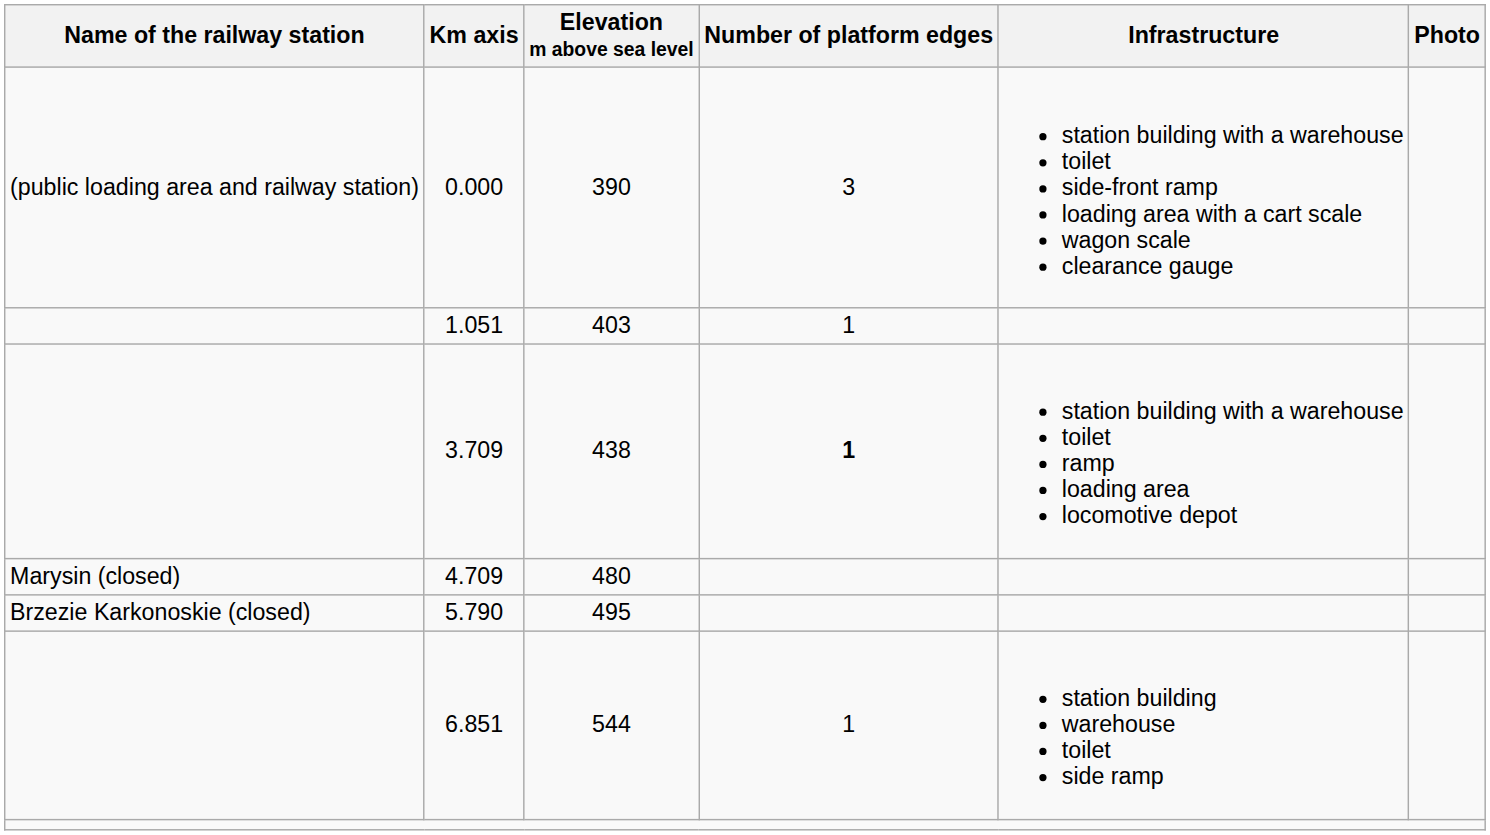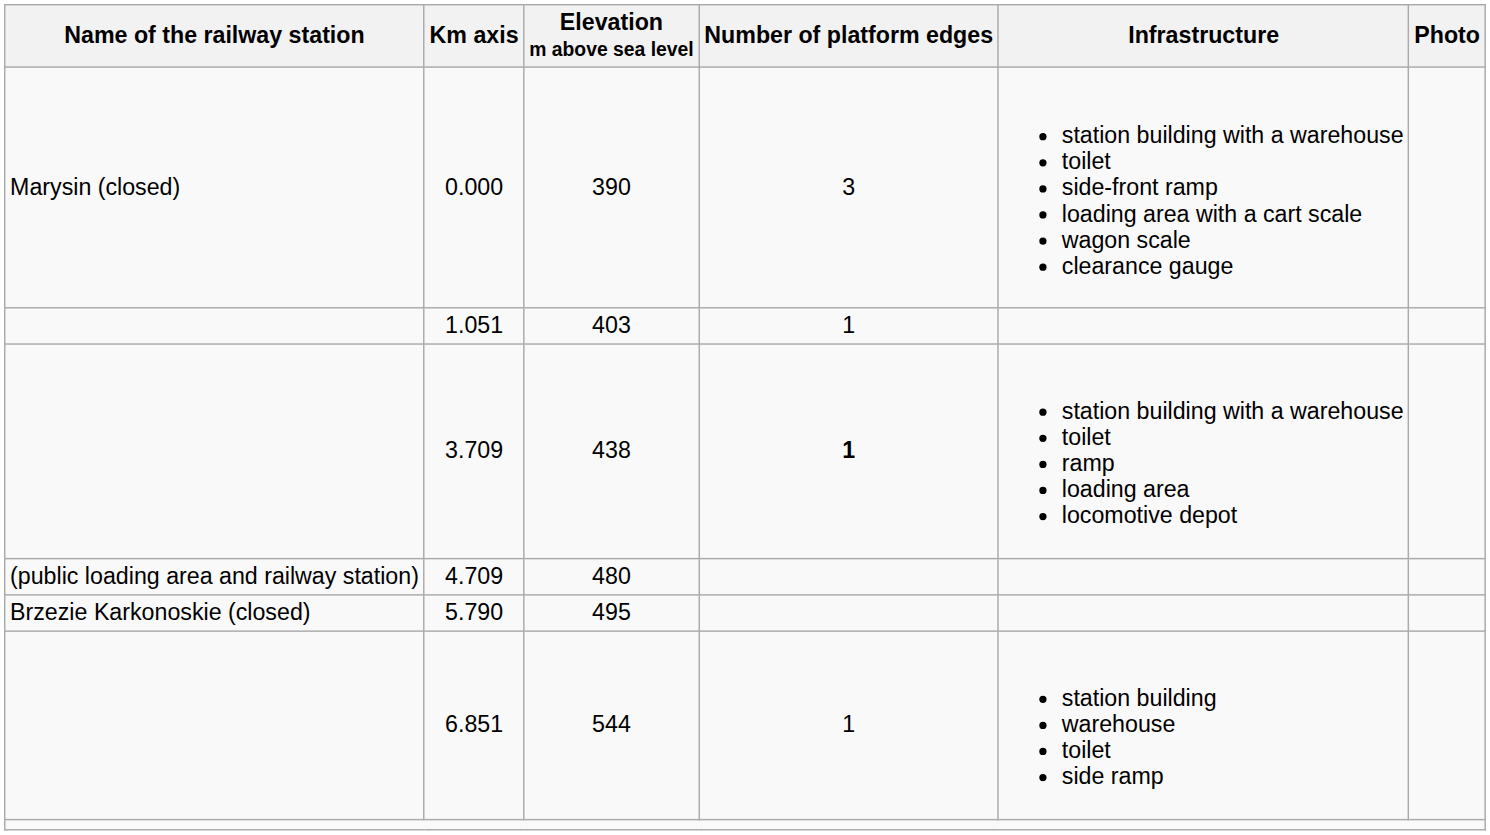(214, 187) (public loading area and railway station) -> (95, 187) Marysin (closed)
(95, 576) Marysin (closed) -> (214, 576) (public loading area and railway station)
